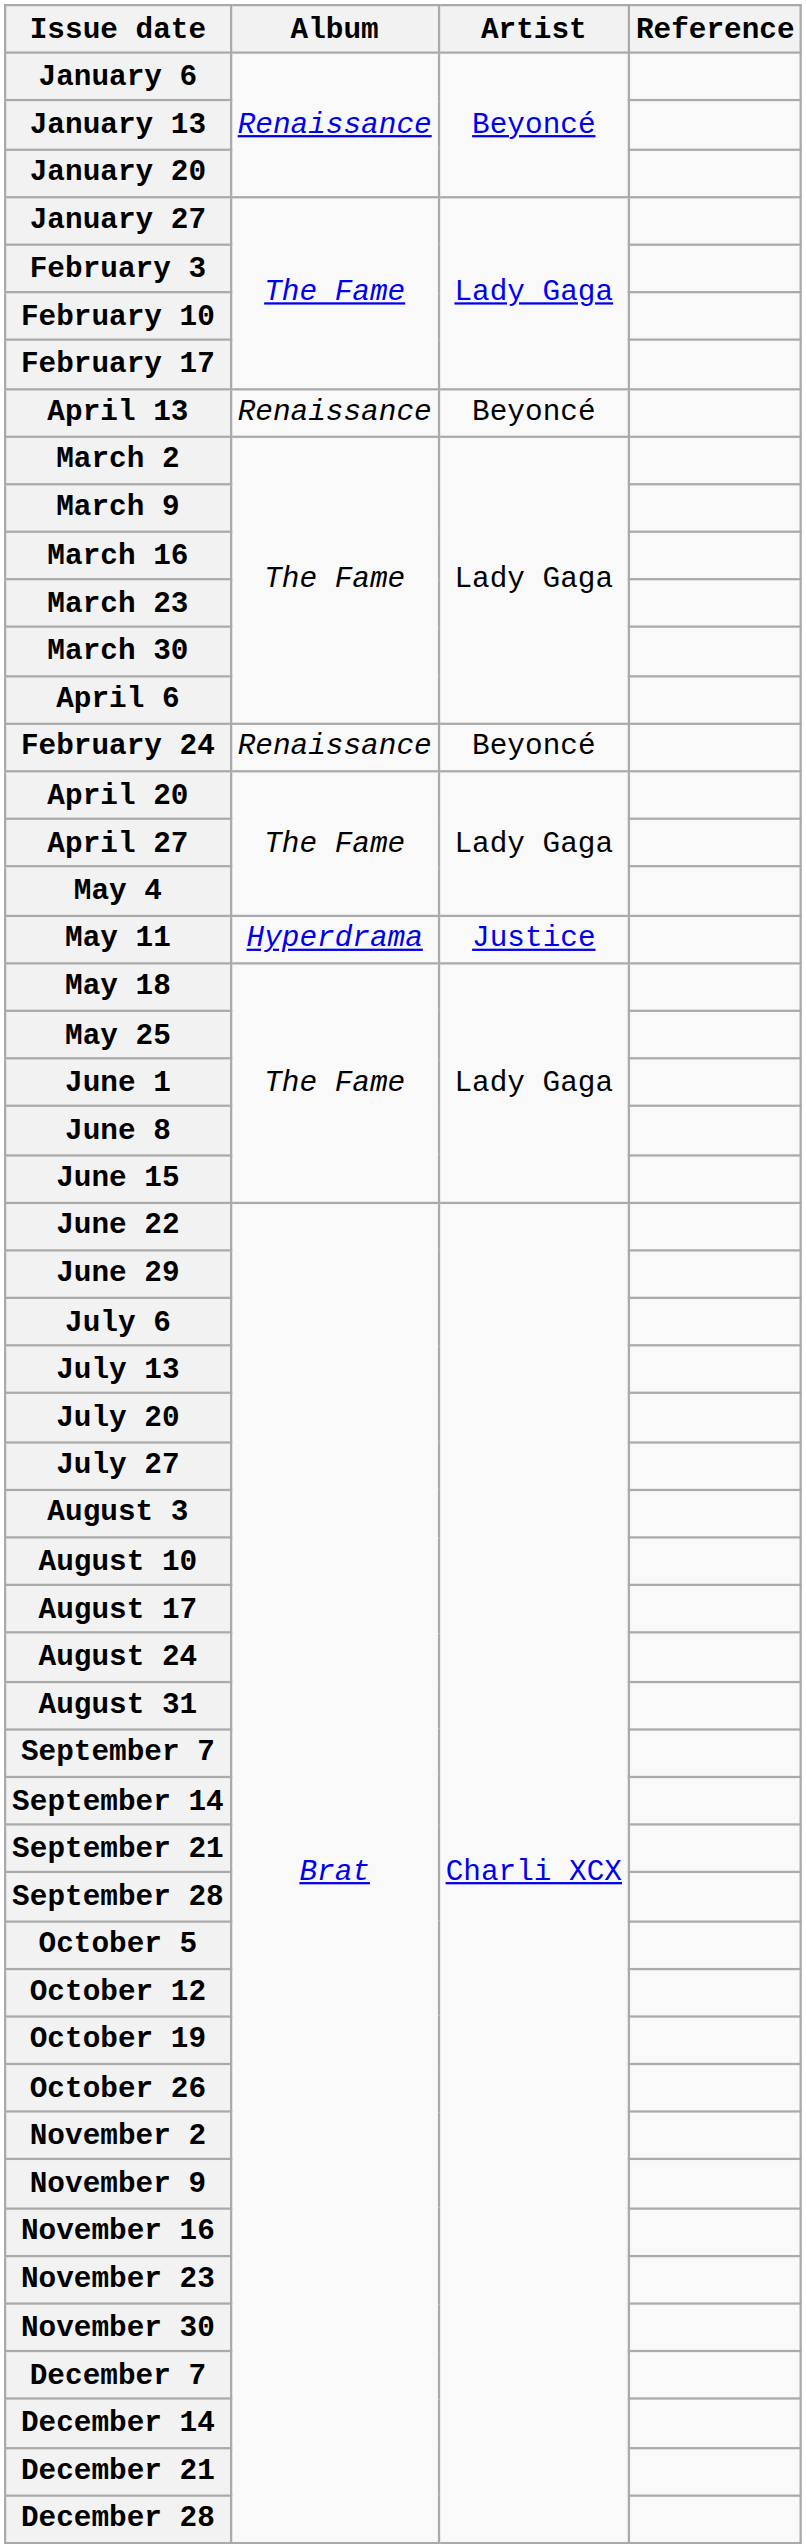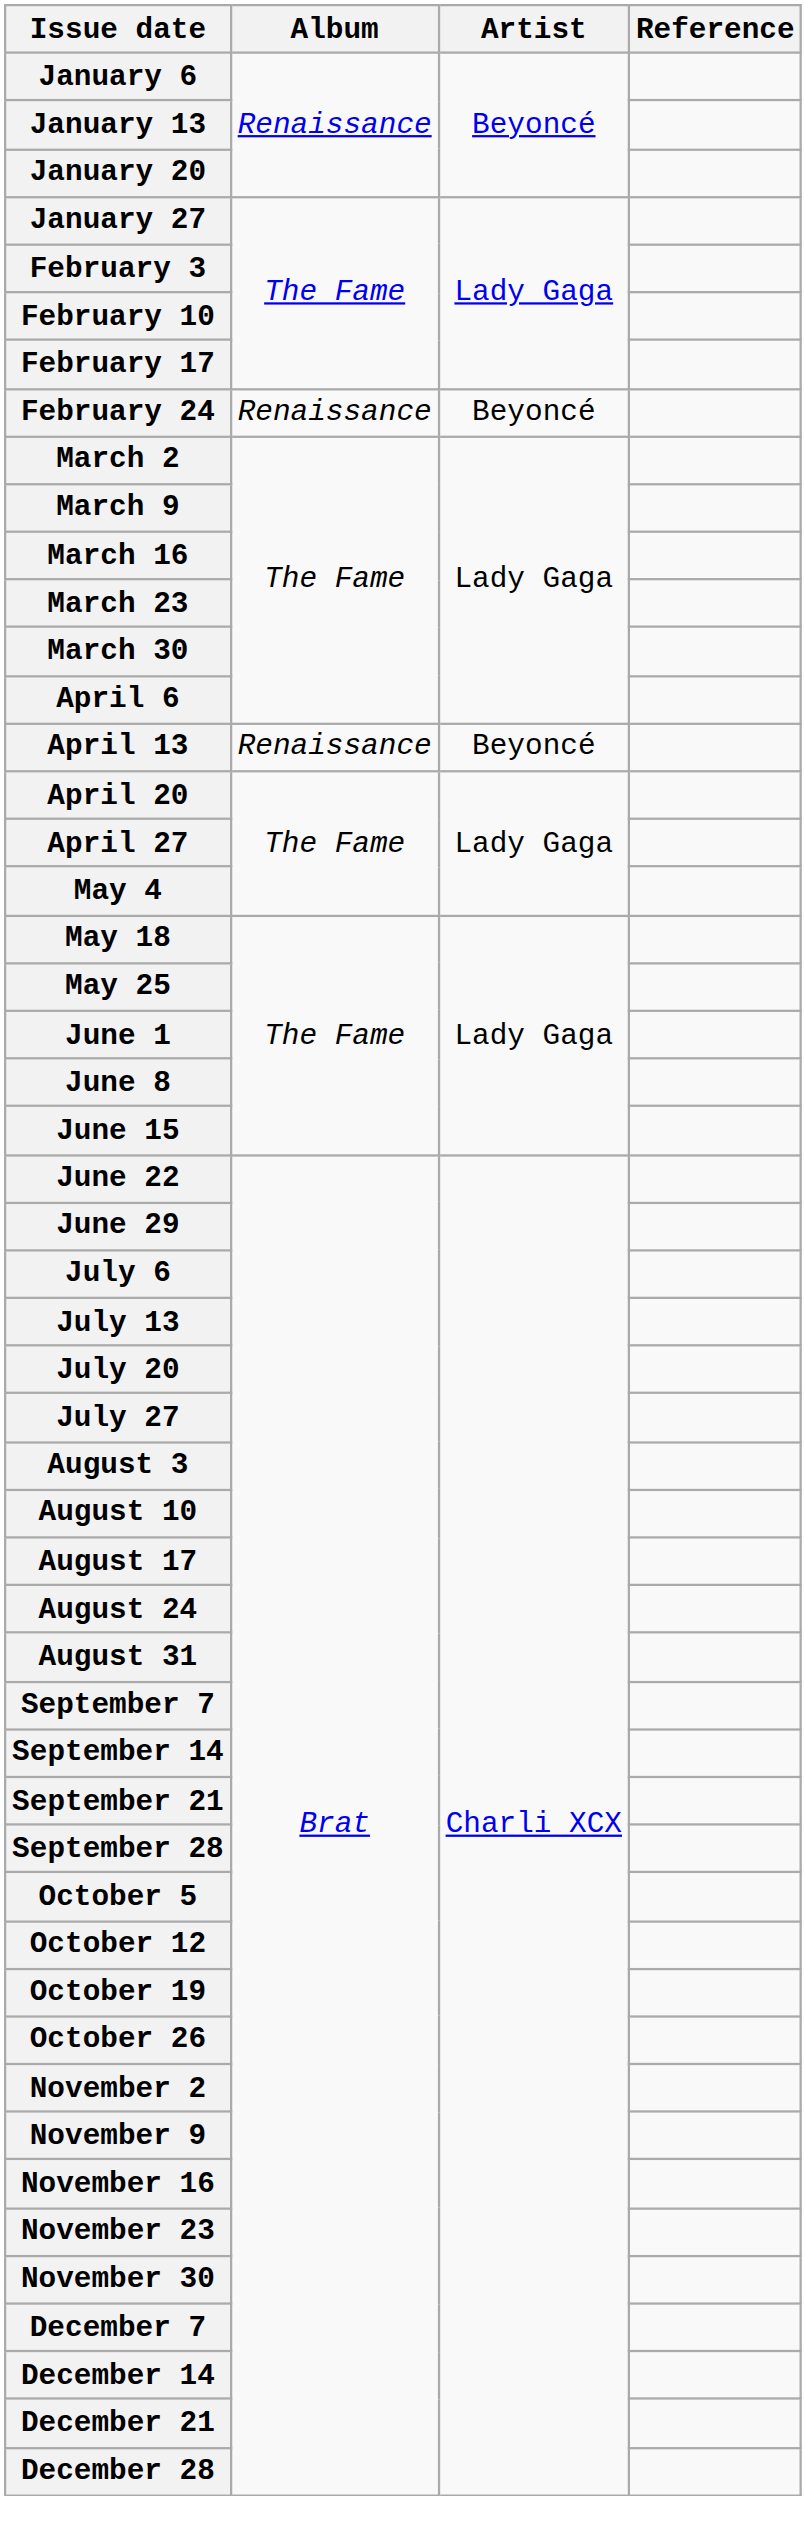rows swapped: (118, 747) <-> (118, 412)
- row: (118, 939)
